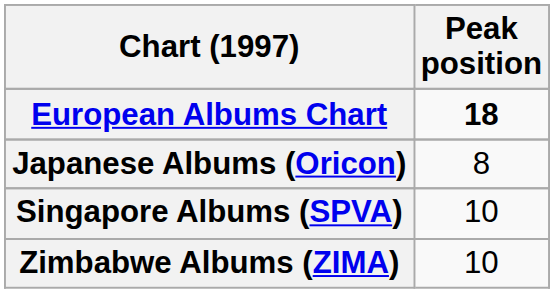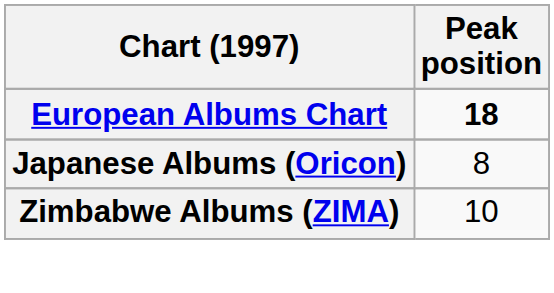- row: (209, 212)
